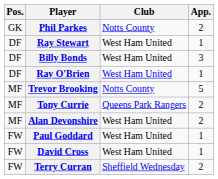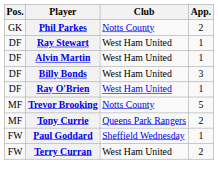+ row: (63, 58)
- row: (63, 120)
(137, 136) West Ham United -> (143, 136) Sheffield Wednesday
- row: (63, 151)
(143, 167) Sheffield Wednesday -> (137, 151) West Ham United
